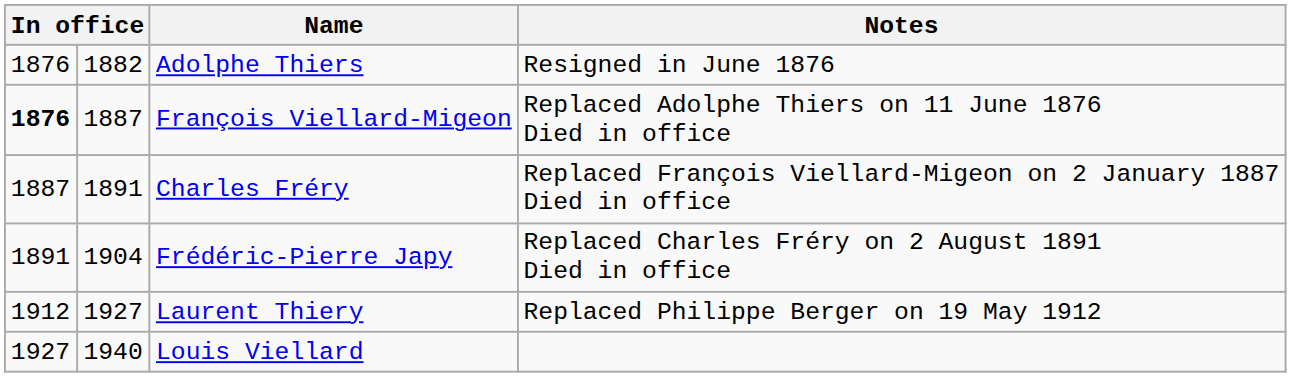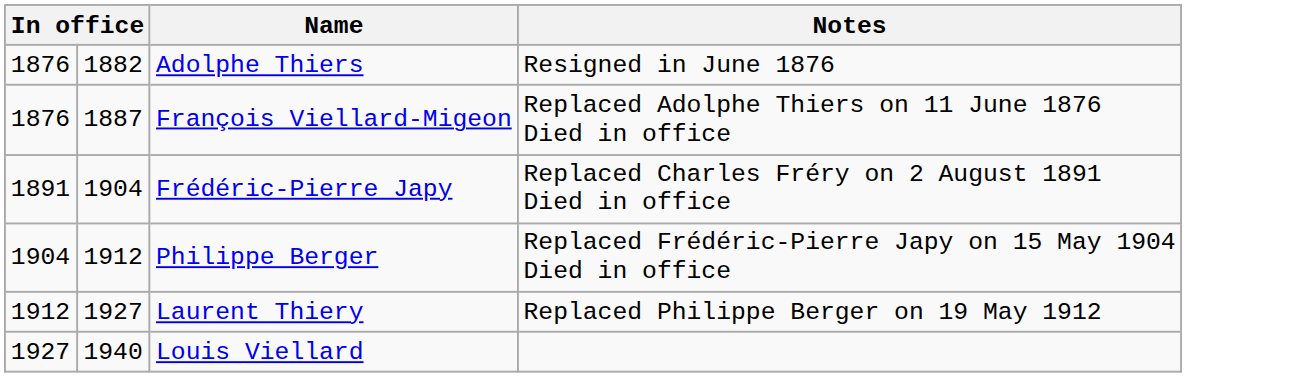(40, 120) bold -> (40, 120) normal
- row: (252, 189)
+ row: (267, 257)
